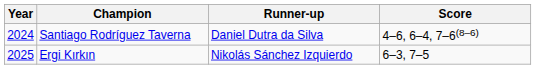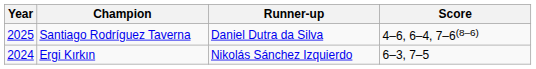(21, 35) 2024 -> (21, 35) 2025
(21, 55) 2025 -> (21, 55) 2024
